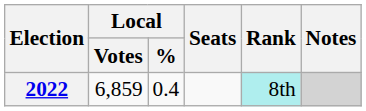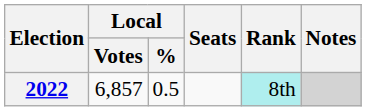(119, 88) 6,859 -> (119, 88) 6,857
(166, 88) 0.4 -> (166, 88) 0.5
